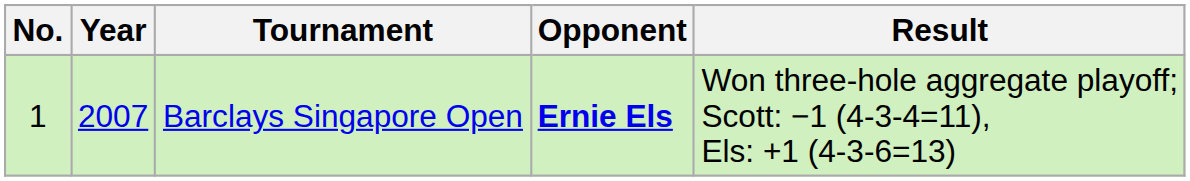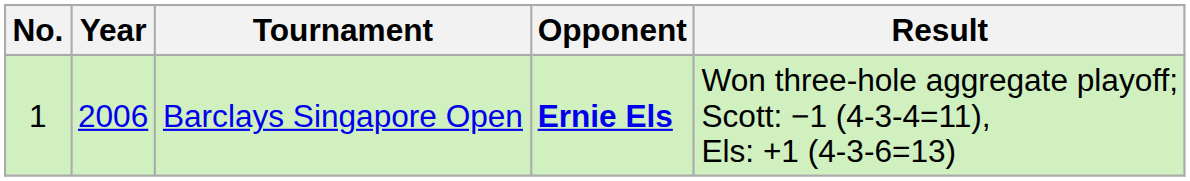(113, 116) 2007 -> (113, 116) 2006
